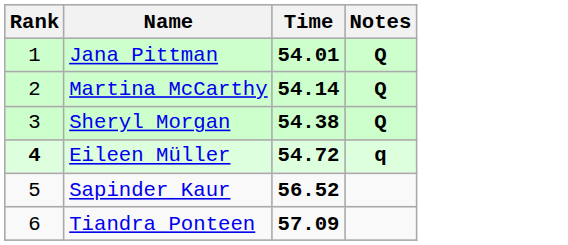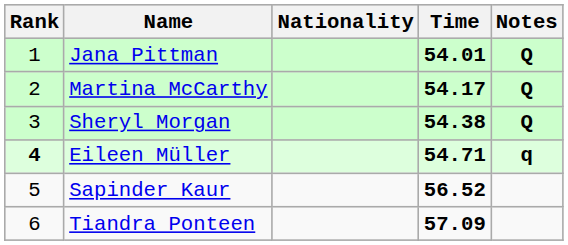+ column: (346, 22)
(309, 89) 54.14 -> (455, 89) 54.17
(309, 156) 54.72 -> (455, 156) 54.71
